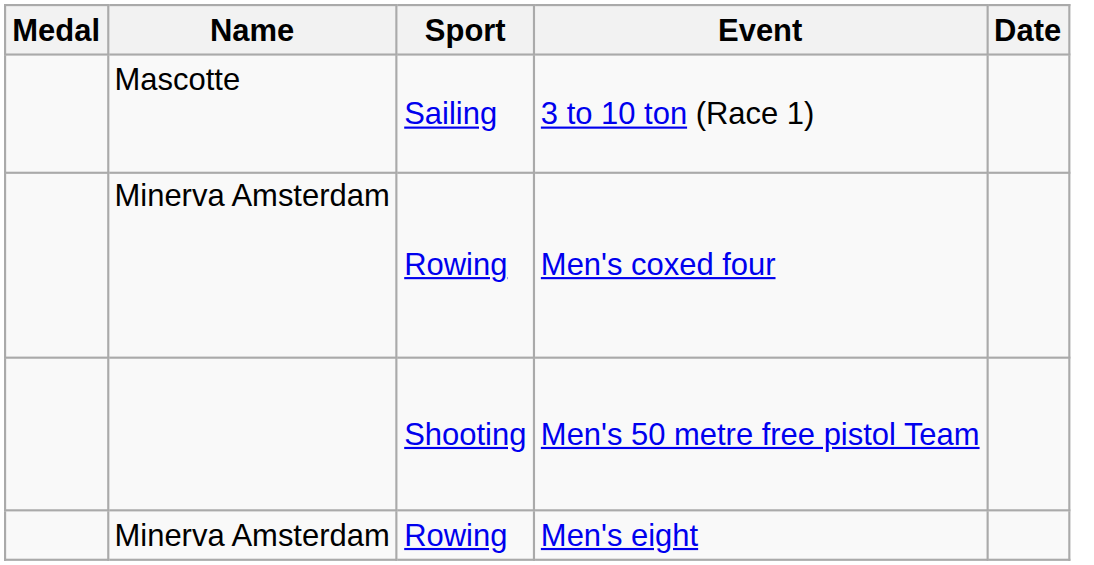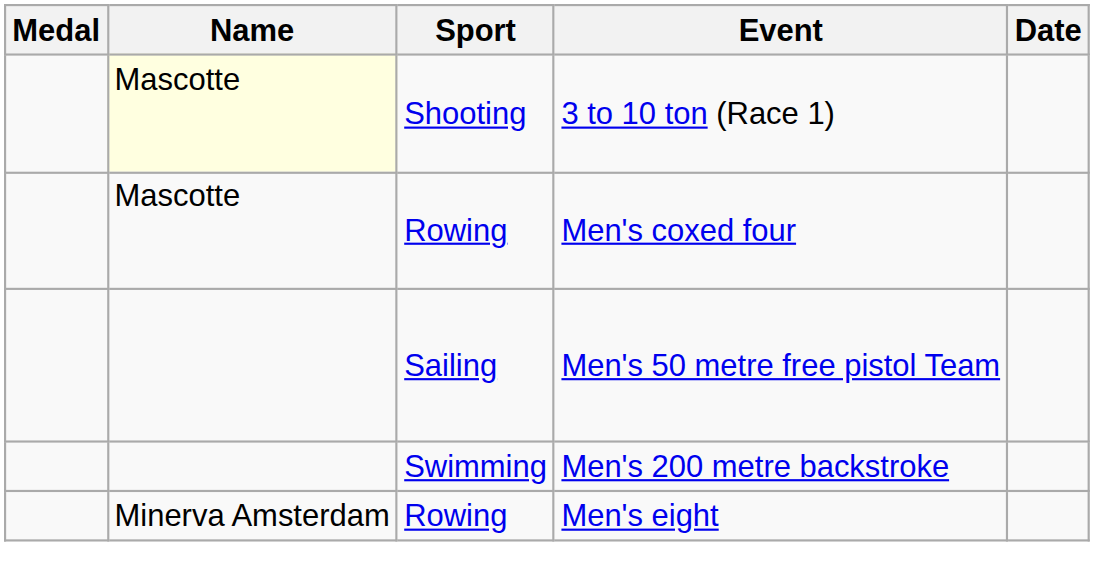(177, 79) no background -> (177, 79) lightyellow background
(451, 113) Sailing -> (465, 113) Shooting
(252, 197) Minerva Amsterdam -> (177, 197) Mascotte
(465, 435) Shooting -> (451, 366) Sailing
+ row: (755, 466)
